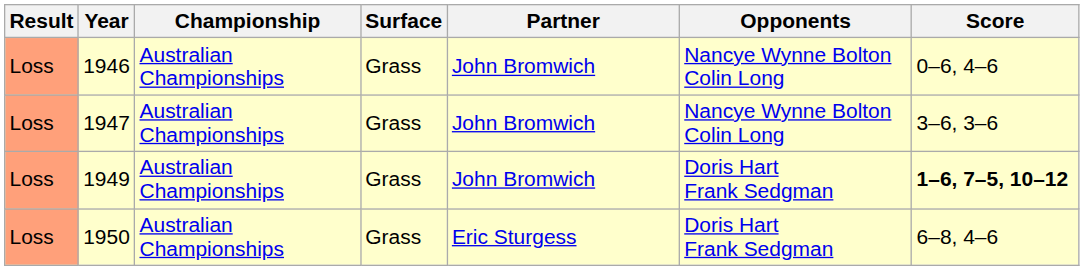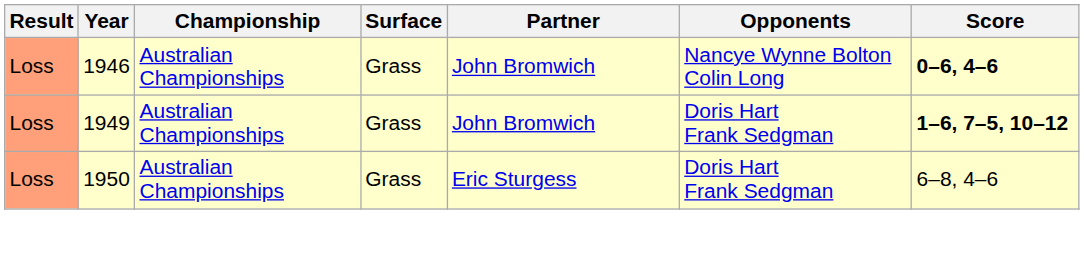(957, 66) normal -> (957, 66) bold
- row: (107, 122)
